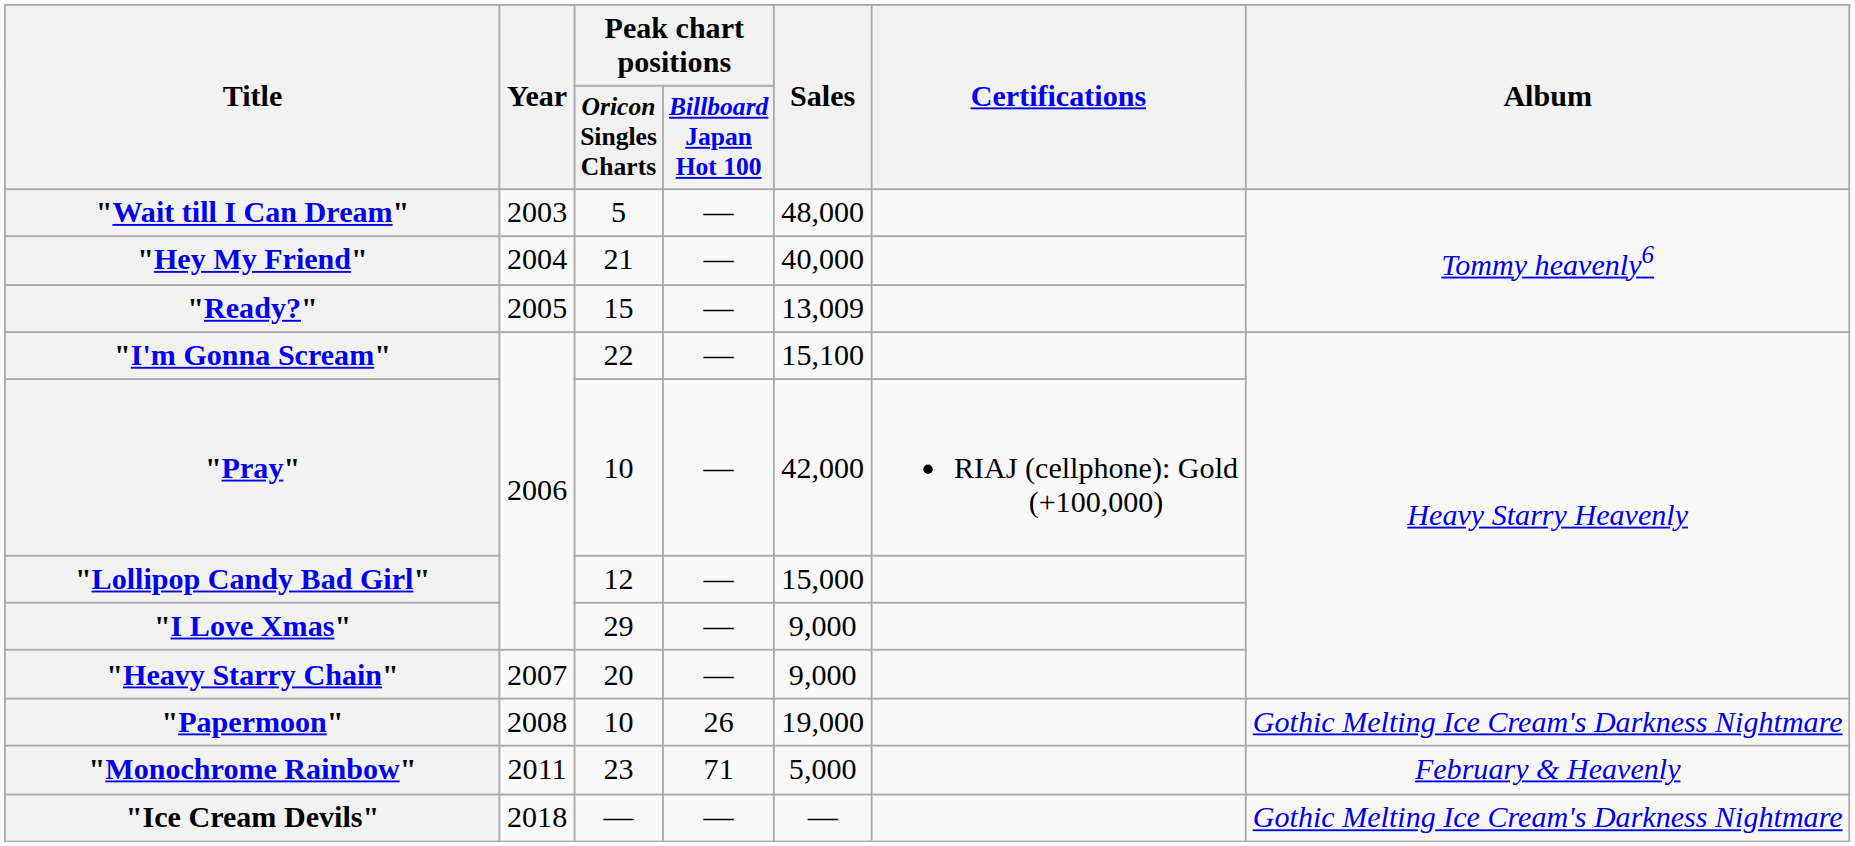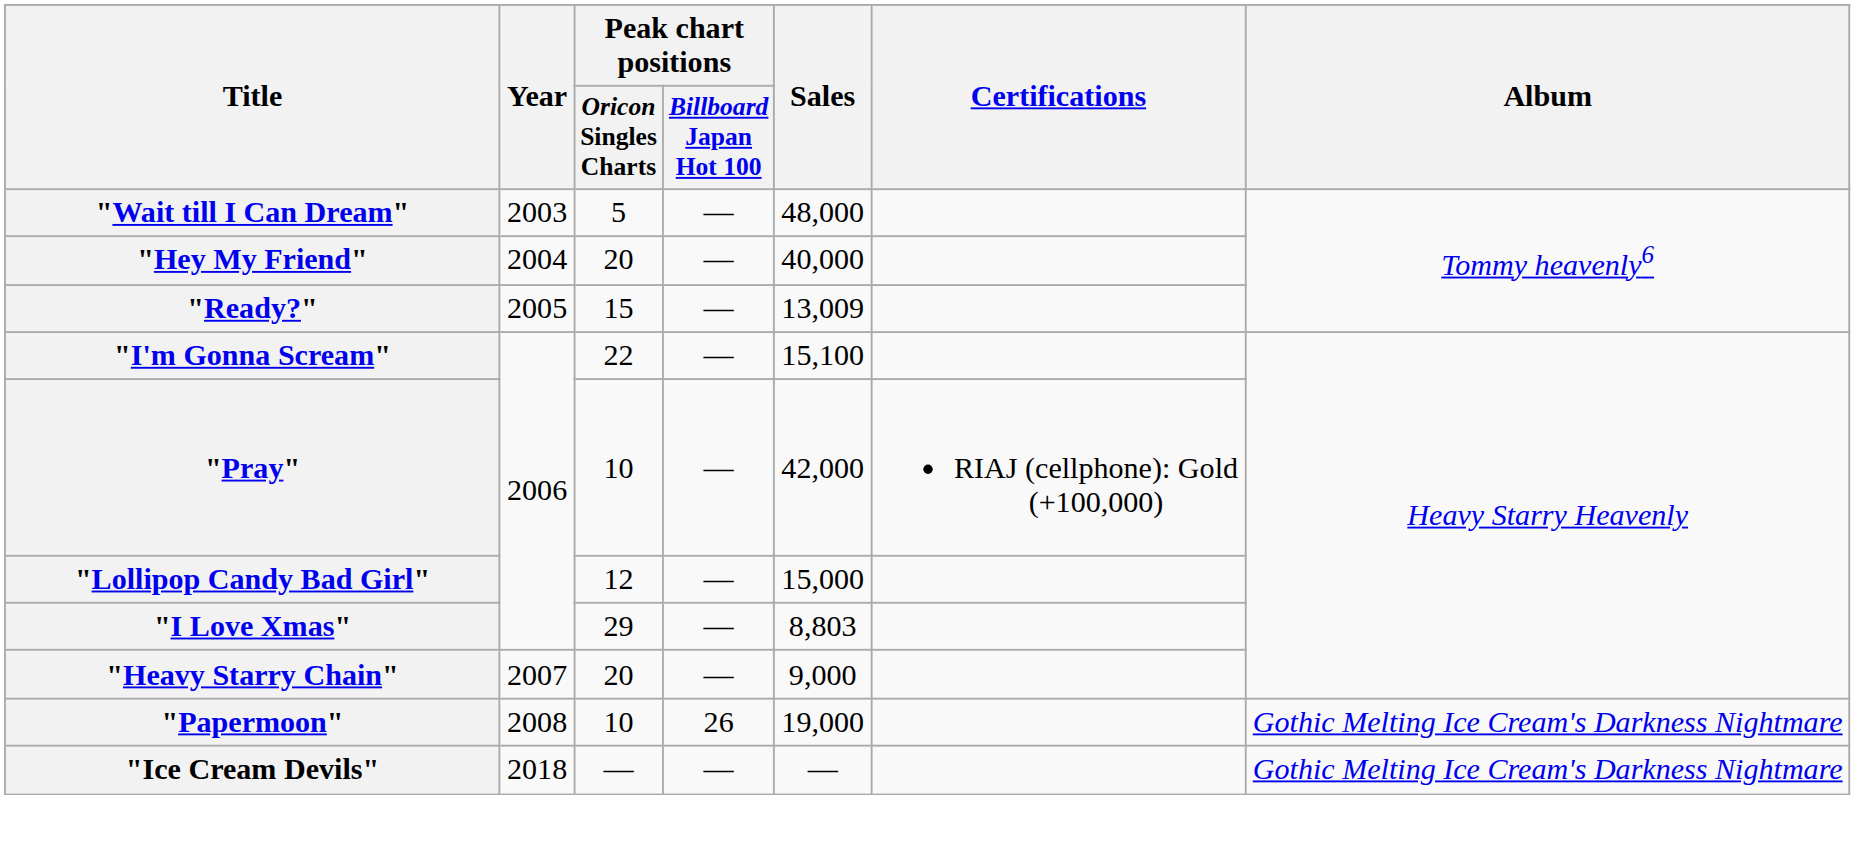(618, 259) 21 -> (618, 259) 20
(823, 626) 9,000 -> (823, 626) 8,803
- row: (253, 769)
